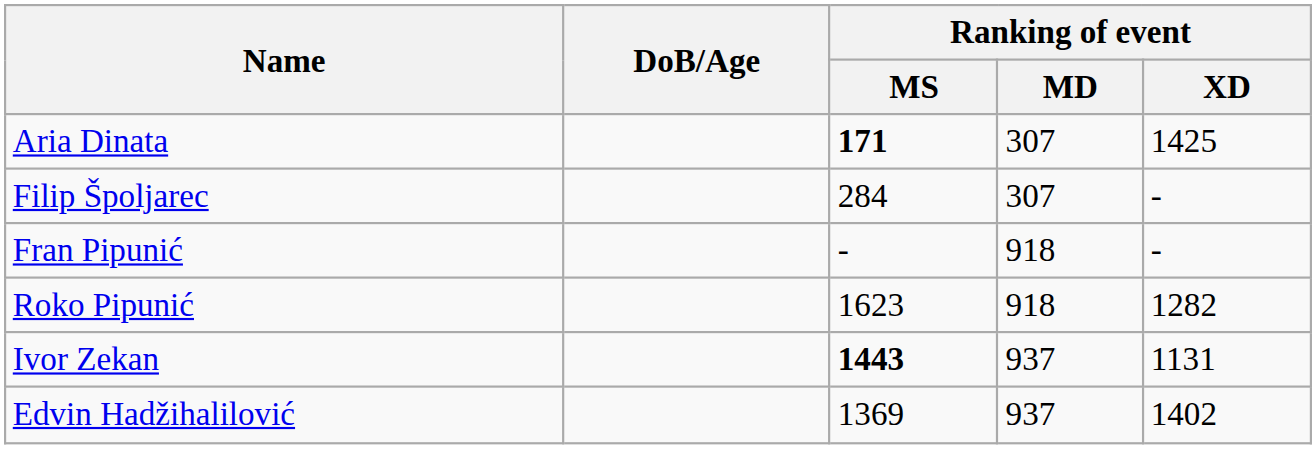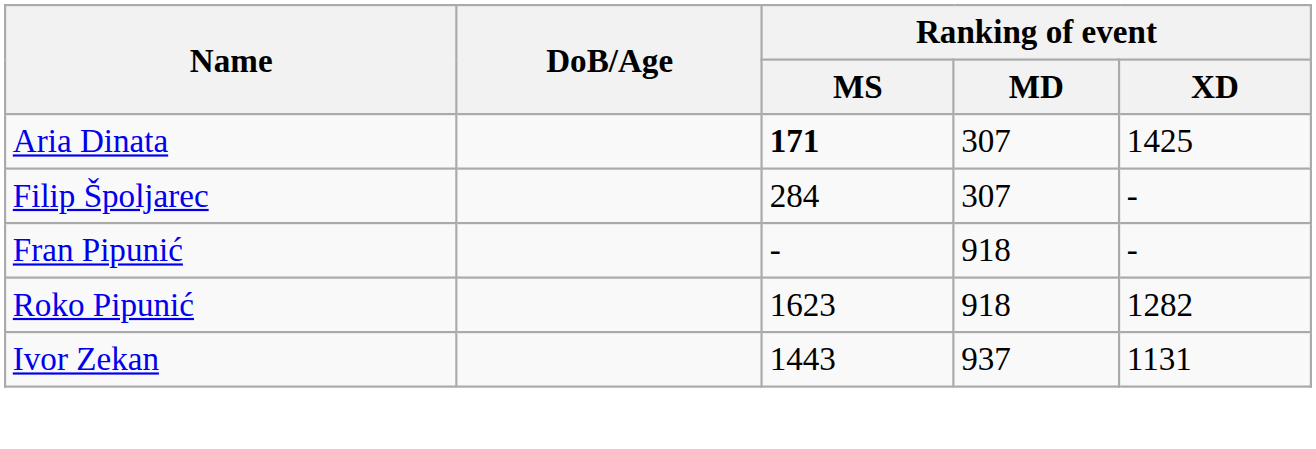(871, 359) bold -> (803, 359) normal
- row: (154, 414)
